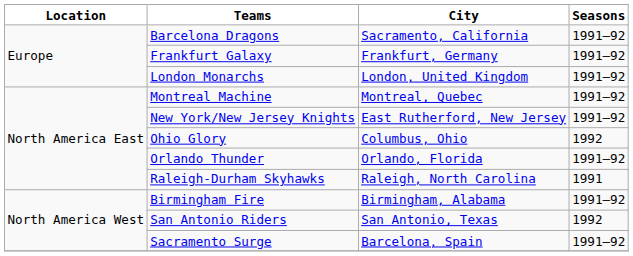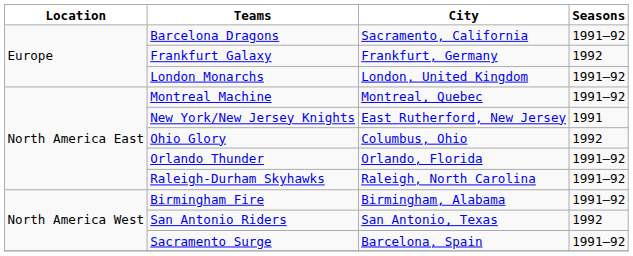(599, 56) 1991–92 -> (587, 56) 1992
(599, 118) 1991–92 -> (587, 118) 1991
(587, 179) 1991 -> (599, 179) 1991–92
